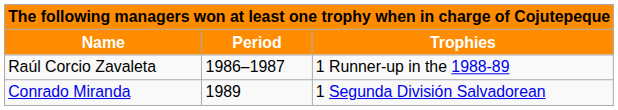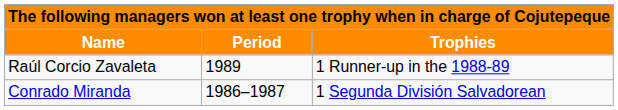(245, 67) 1986–1987 -> (223, 67) 1989
(223, 92) 1989 -> (245, 92) 1986–1987
